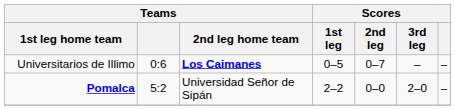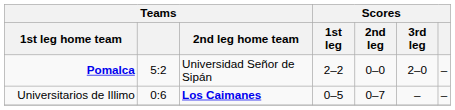rows swapped: (76, 63) <-> (111, 89)
